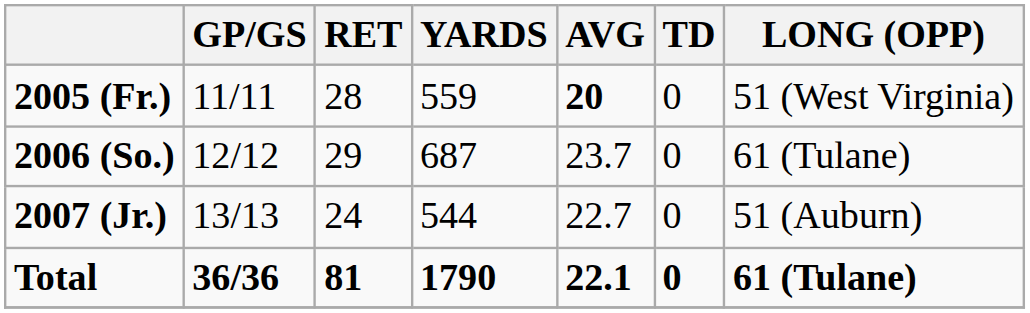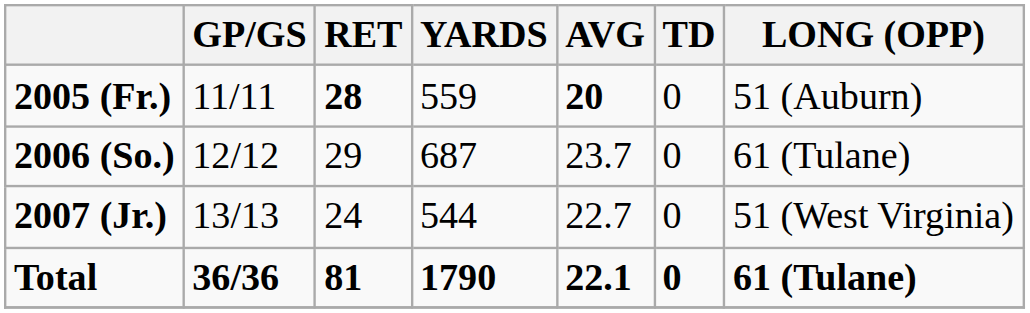(343, 95) normal -> (343, 95) bold
(873, 95) 51 (West Virginia) -> (828, 95) 51 (Auburn)
(828, 215) 51 (Auburn) -> (873, 215) 51 (West Virginia)
